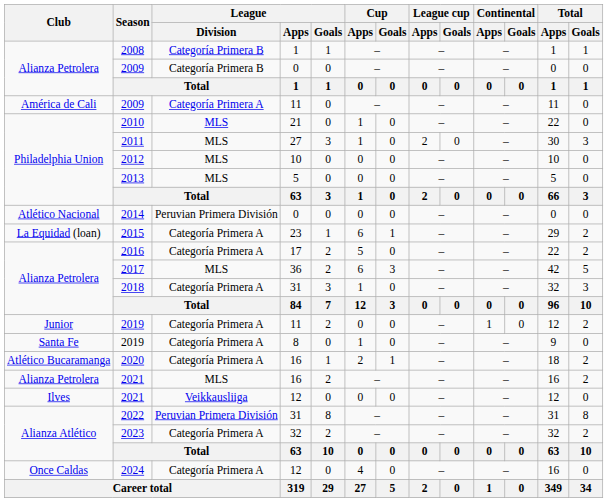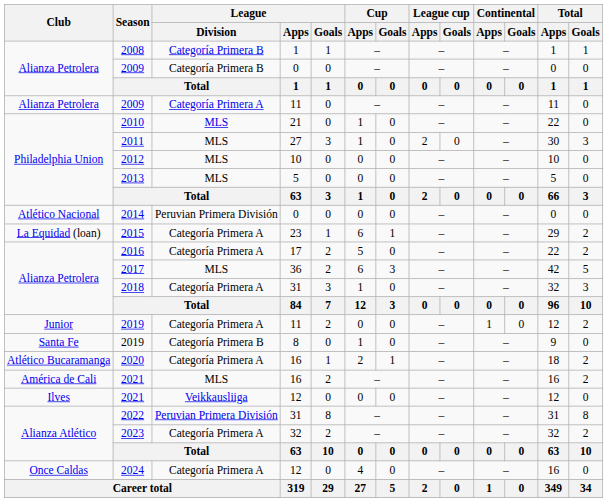(59, 104) América de Cali -> (59, 104) Alianza Petrolera
(216, 342) Categoría Primera A -> (216, 342) Categoría Primera B
(59, 379) Alianza Petrolera -> (59, 379) América de Cali
